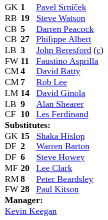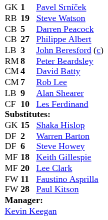rows swapped: (65, 178) <-> (67, 61)
- row: (61, 93)
+ row: (64, 157)
